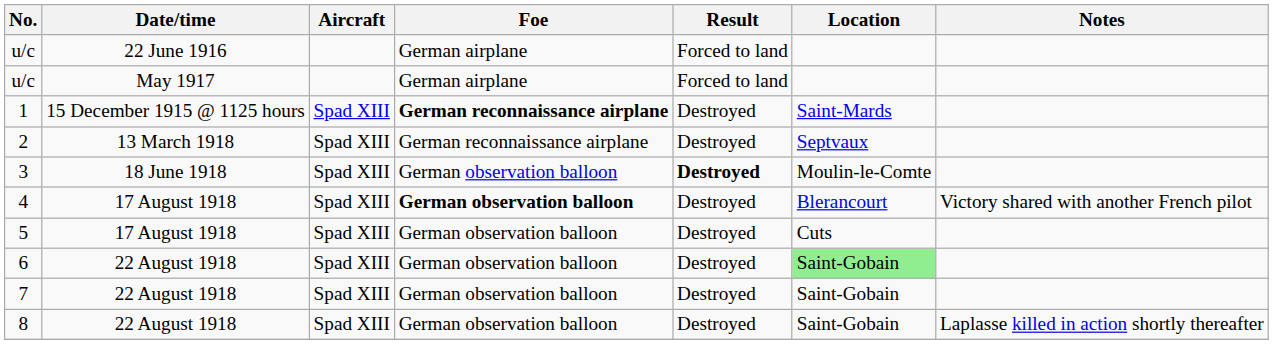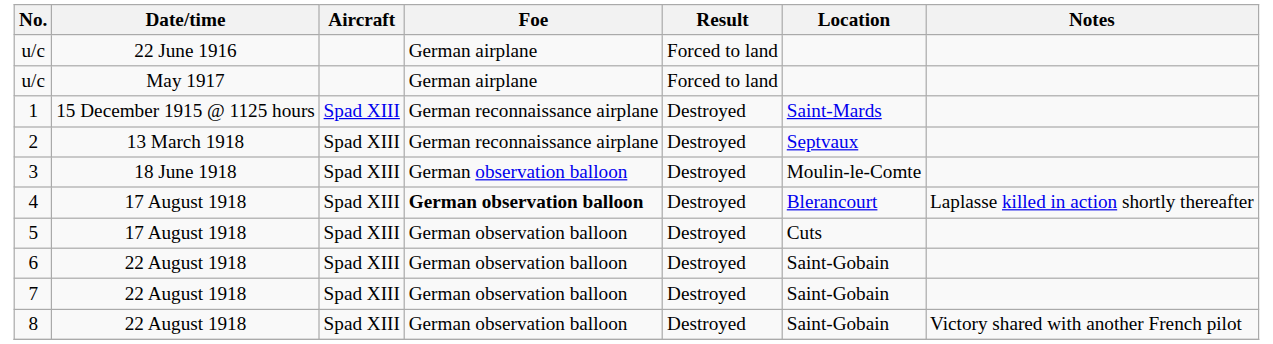(533, 111) bold -> (533, 111) normal
(718, 171) bold -> (706, 171) normal
(1096, 202) Victory shared with another French pilot -> (1092, 202) Laplasse killed in action shortly thereafter
(848, 263) lightgreen background -> (838, 263) no background
(1102, 324) Laplasse killed in action shortly thereafter -> (1086, 324) Victory shared with another French pilot
